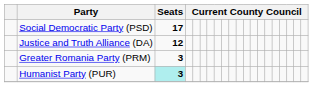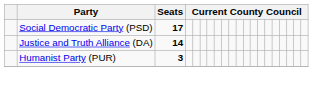(178, 43) 12 -> (178, 43) 14
- row: (85, 58)
(180, 74) paleturquoise background -> (180, 58) no background
